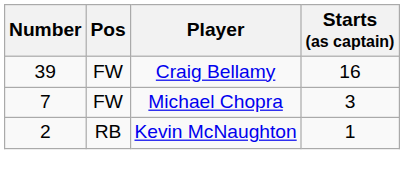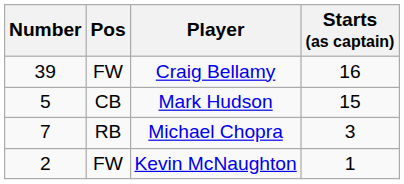+ row: (216, 102)
(108, 102) FW -> (108, 132) RB
(108, 132) RB -> (108, 163) FW
